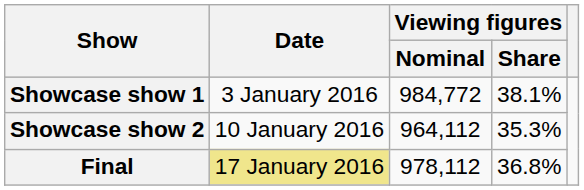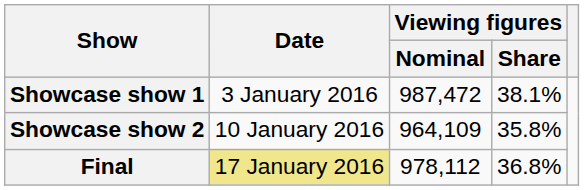(440, 94) 984,772 -> (440, 94) 987,472
(440, 130) 964,112 -> (440, 130) 964,109
(529, 130) 35.3% -> (529, 130) 35.8%
